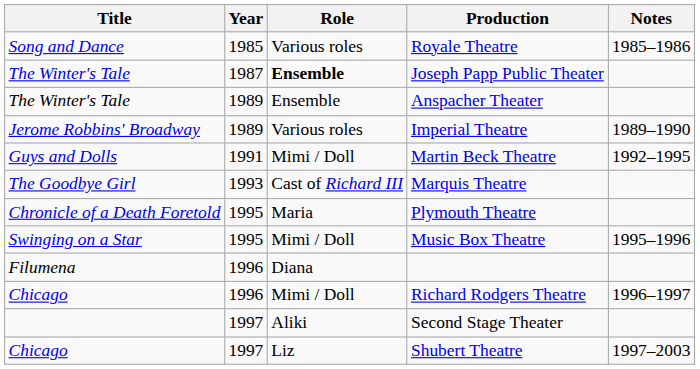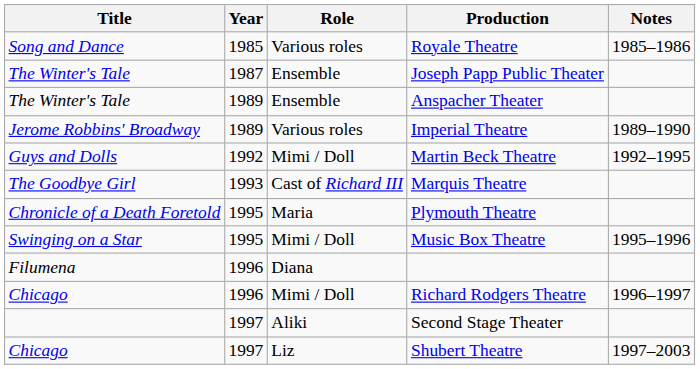(308, 73) bold -> (306, 73) normal
(246, 156) 1991 -> (246, 156) 1992
